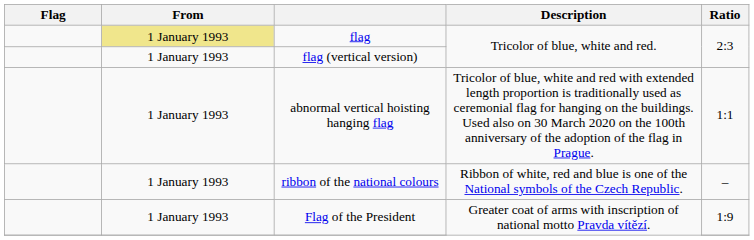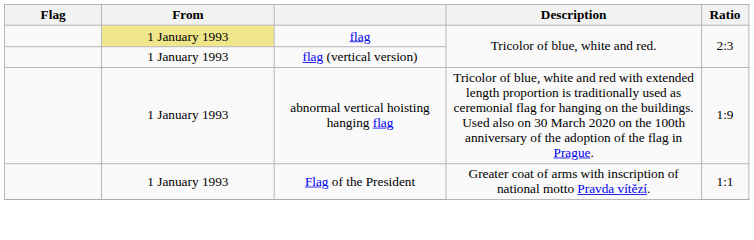(725, 115) 1:1 -> (725, 115) 1:9
- row: (360, 181)
(725, 217) 1:9 -> (725, 181) 1:1
